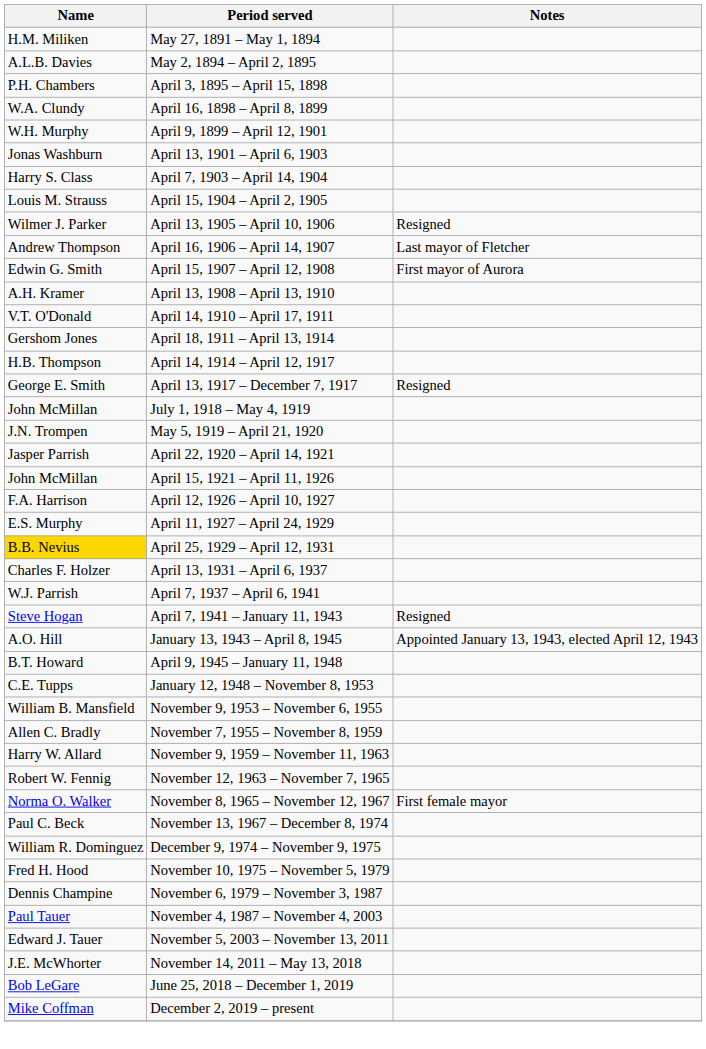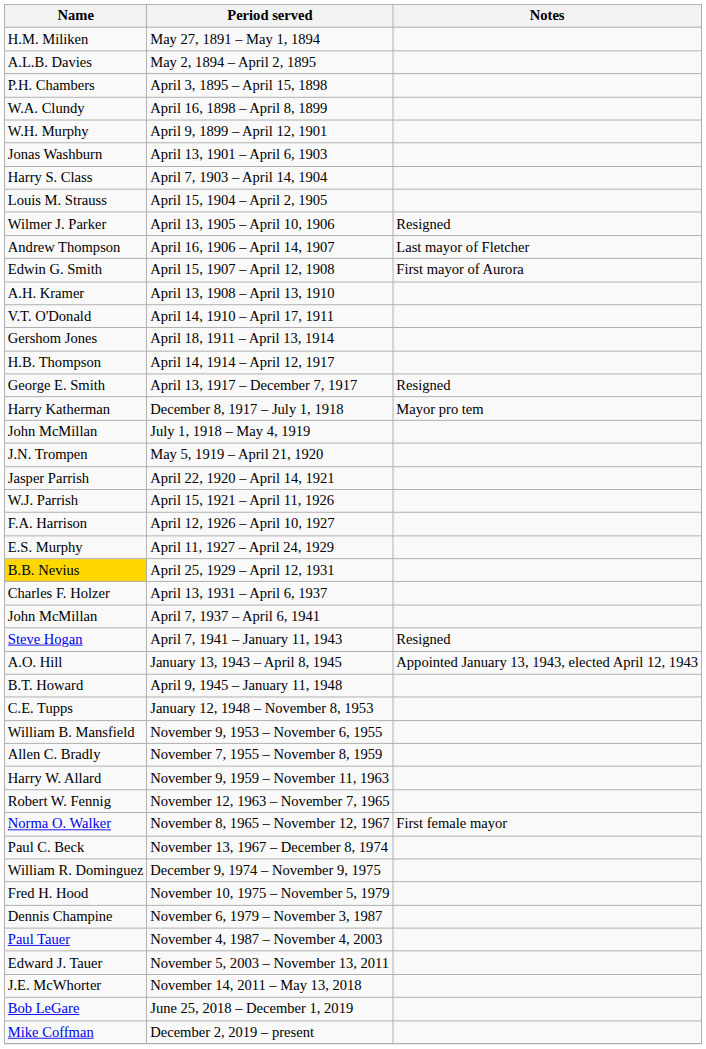+ row: (247, 408)
(53, 477) John McMillan -> (43, 500) W.J. Parrish
(43, 593) W.J. Parrish -> (53, 616) John McMillan
